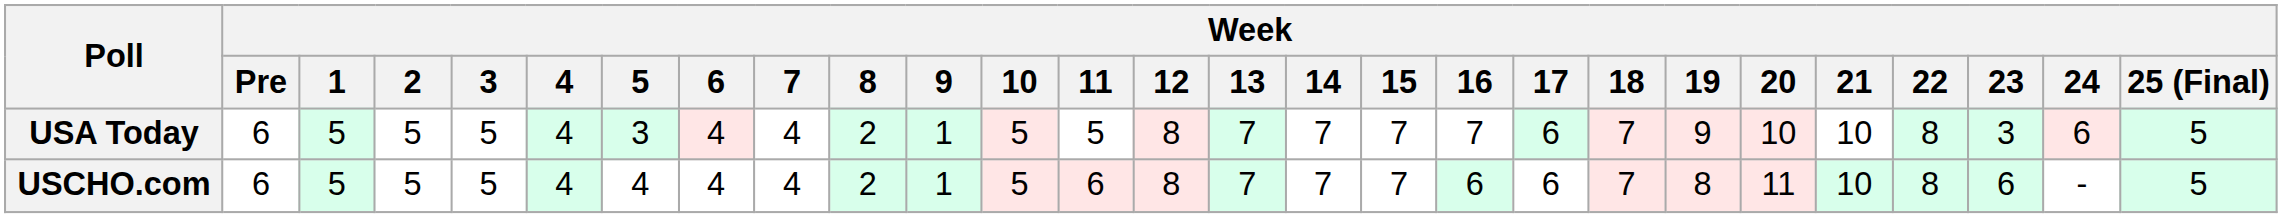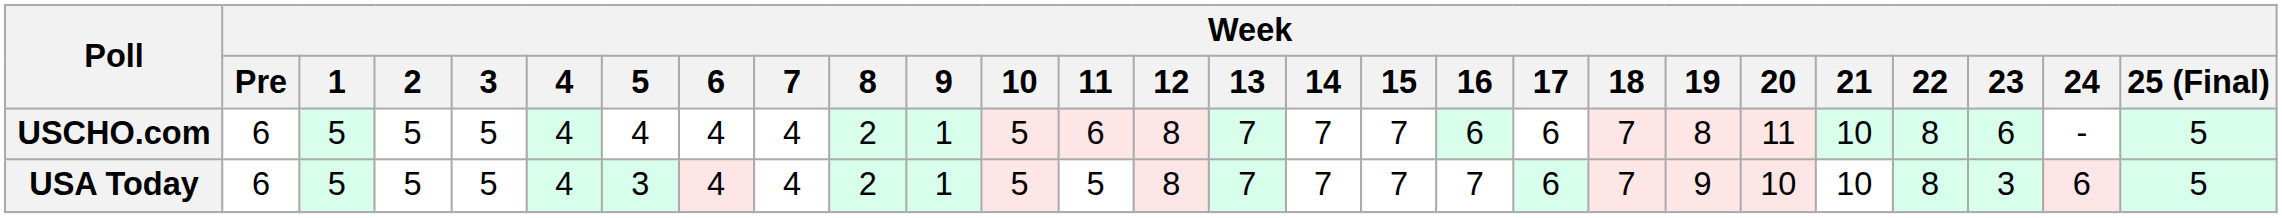rows swapped: (114, 184) <-> (114, 133)
